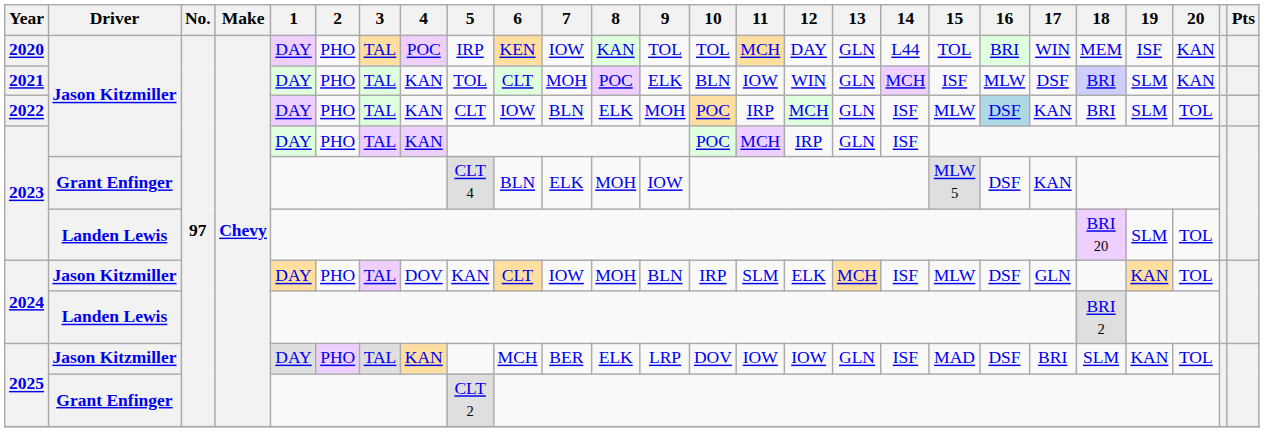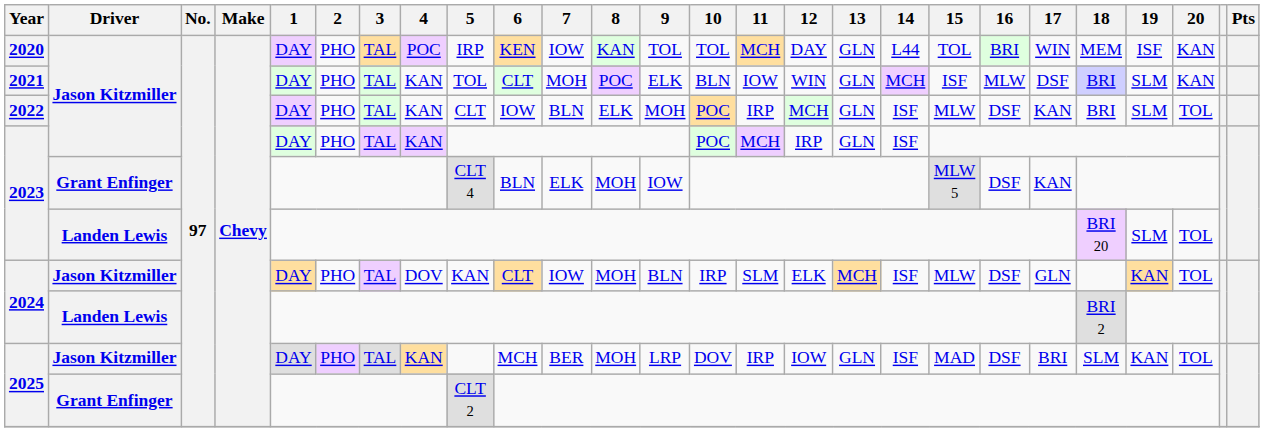(1004, 110) lightblue background -> (1004, 110) no background
(616, 358) ELK -> (616, 358) MOH
(760, 358) IOW -> (760, 358) IRP
